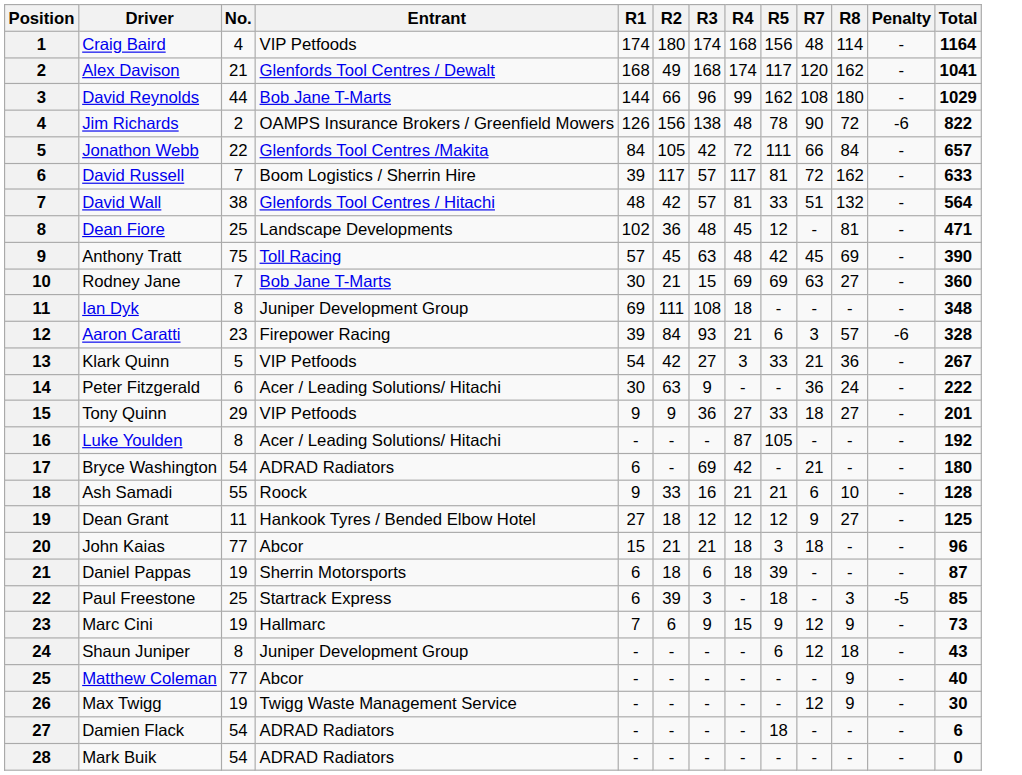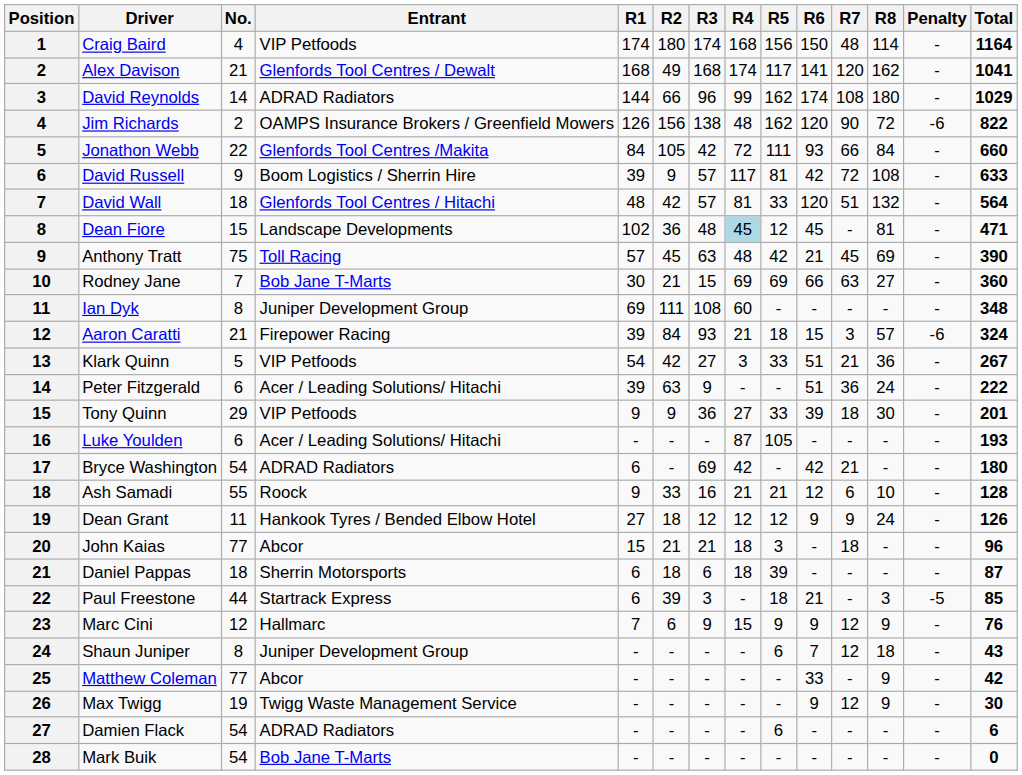+ column: (814, 18)
(238, 97) 44 -> (238, 97) 14
(325, 97) Bob Jane T-Marts -> (327, 97) ADRAD Radiators
(778, 124) 78 -> (778, 124) 162
(958, 150) 657 -> (994, 150) 660
(238, 177) 7 -> (238, 177) 9
(671, 177) 117 -> (671, 177) 9
(850, 177) 162 -> (886, 177) 108
(238, 203) 38 -> (238, 203) 18
(238, 229) 25 -> (238, 229) 15
(743, 229) no background -> (743, 229) lightblue background
(743, 308) 18 -> (743, 308) 60
(238, 335) 23 -> (238, 335) 21
(778, 335) 6 -> (778, 335) 18
(958, 335) 328 -> (994, 335) 324
(636, 388) 30 -> (636, 388) 39
(850, 414) 27 -> (886, 414) 30
(238, 440) 8 -> (238, 440) 6
(958, 440) 192 -> (994, 440) 193
(850, 520) 27 -> (886, 520) 24
(958, 520) 125 -> (994, 520) 126
(238, 572) 19 -> (238, 572) 18
(238, 599) 25 -> (238, 599) 44
(238, 625) 19 -> (238, 625) 12
(958, 625) 73 -> (994, 625) 76
(958, 678) 40 -> (994, 678) 42
(778, 731) 18 -> (778, 731) 6
(327, 757) ADRAD Radiators -> (325, 757) Bob Jane T-Marts
